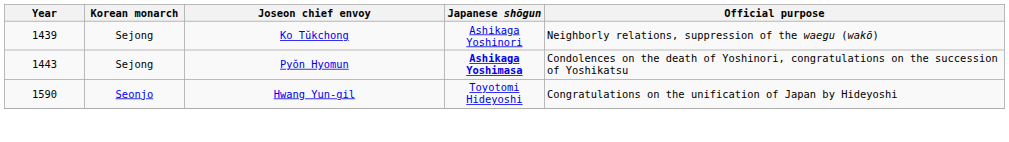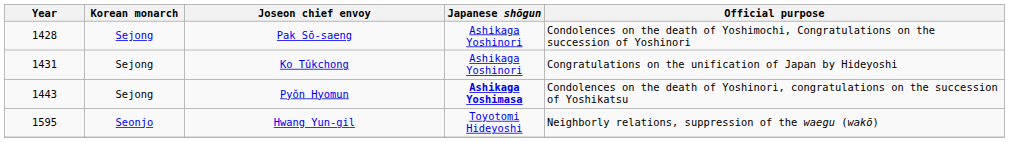+ row: (314, 36)
(44, 36) 1439 -> (44, 65) 1431
(713, 36) Neighborly relations, suppression of the waegu (wakō) -> (722, 65) Congratulations on the unification of Japan by Hideyoshi
(44, 94) 1590 -> (44, 123) 1595
(722, 94) Congratulations on the unification of Japan by Hideyoshi -> (713, 123) Neighborly relations, suppression of the waegu (wakō)
